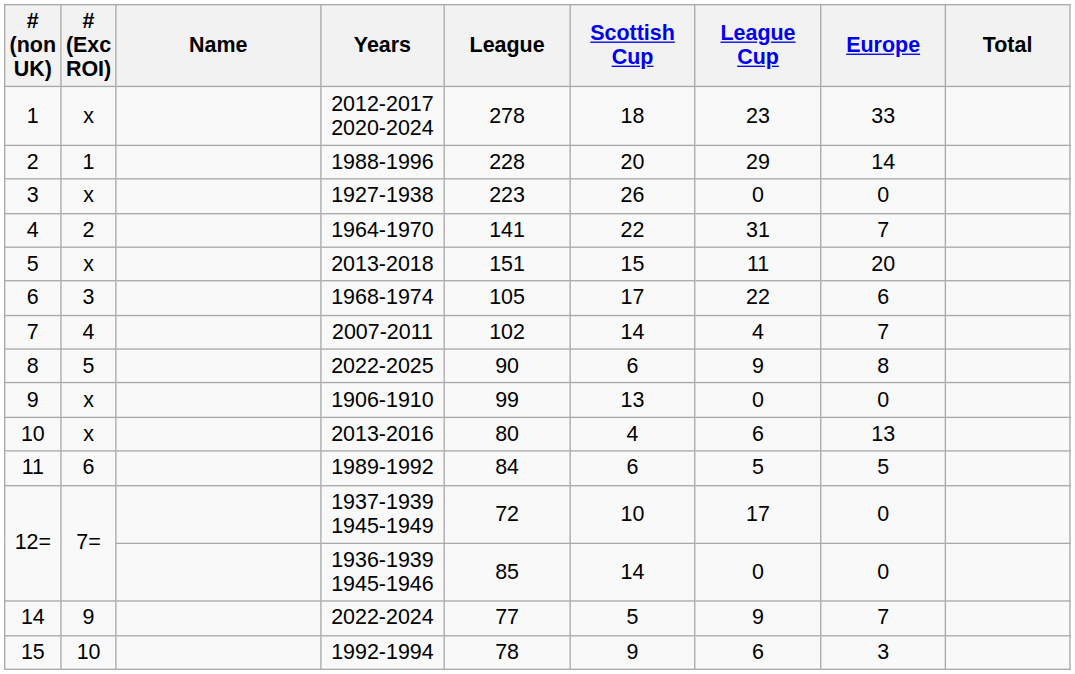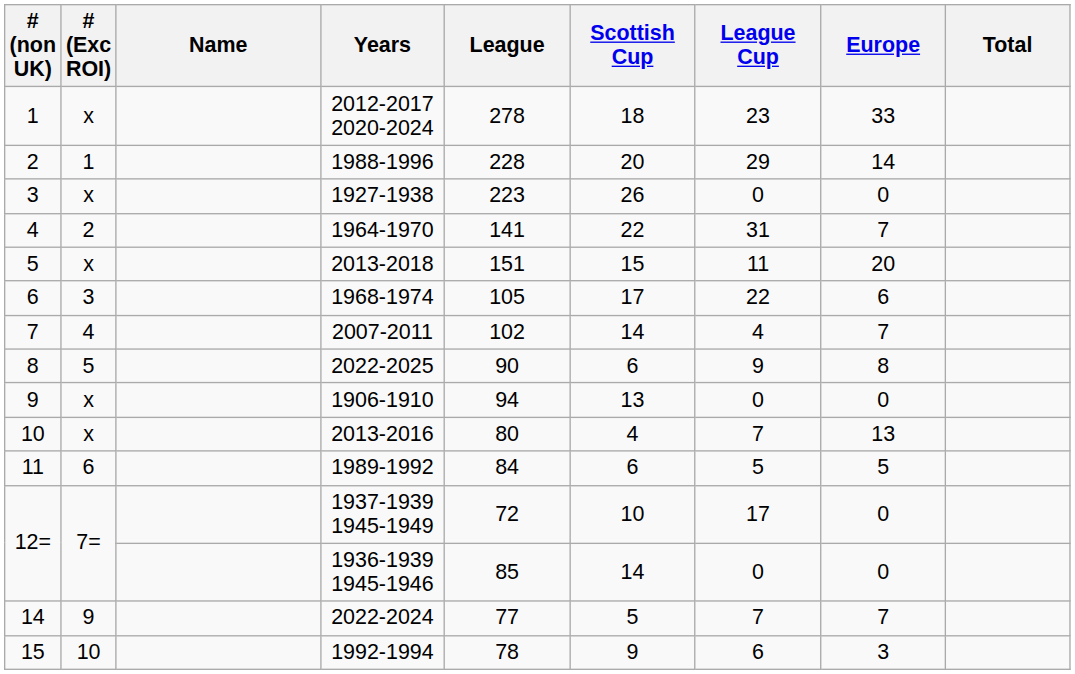(507, 399) 99 -> (507, 399) 94
(758, 433) 6 -> (758, 433) 7
(758, 618) 9 -> (758, 618) 7
